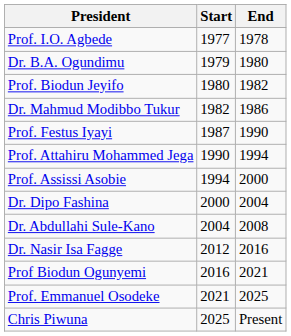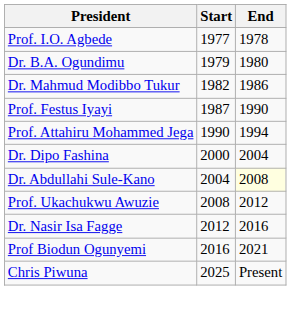- row: (66, 86)
- row: (67, 179)
(254, 226) no background -> (254, 179) lightyellow background
+ row: (83, 202)
- row: (84, 296)
